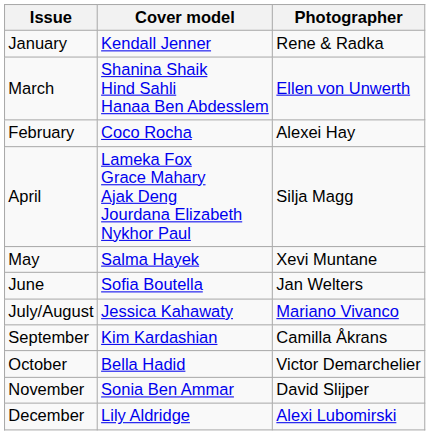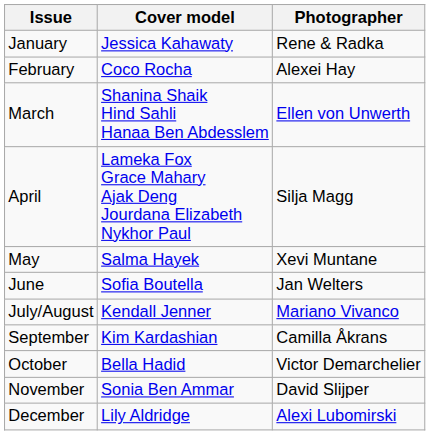(156, 43) Kendall Jenner -> (167, 43) Jessica Kahawaty
rows swapped: (41, 133) <-> (31, 88)
(167, 311) Jessica Kahawaty -> (156, 311) Kendall Jenner
